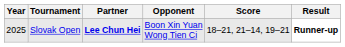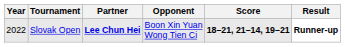(16, 30) 2025 -> (16, 30) 2022
(248, 30) normal -> (248, 30) bold
